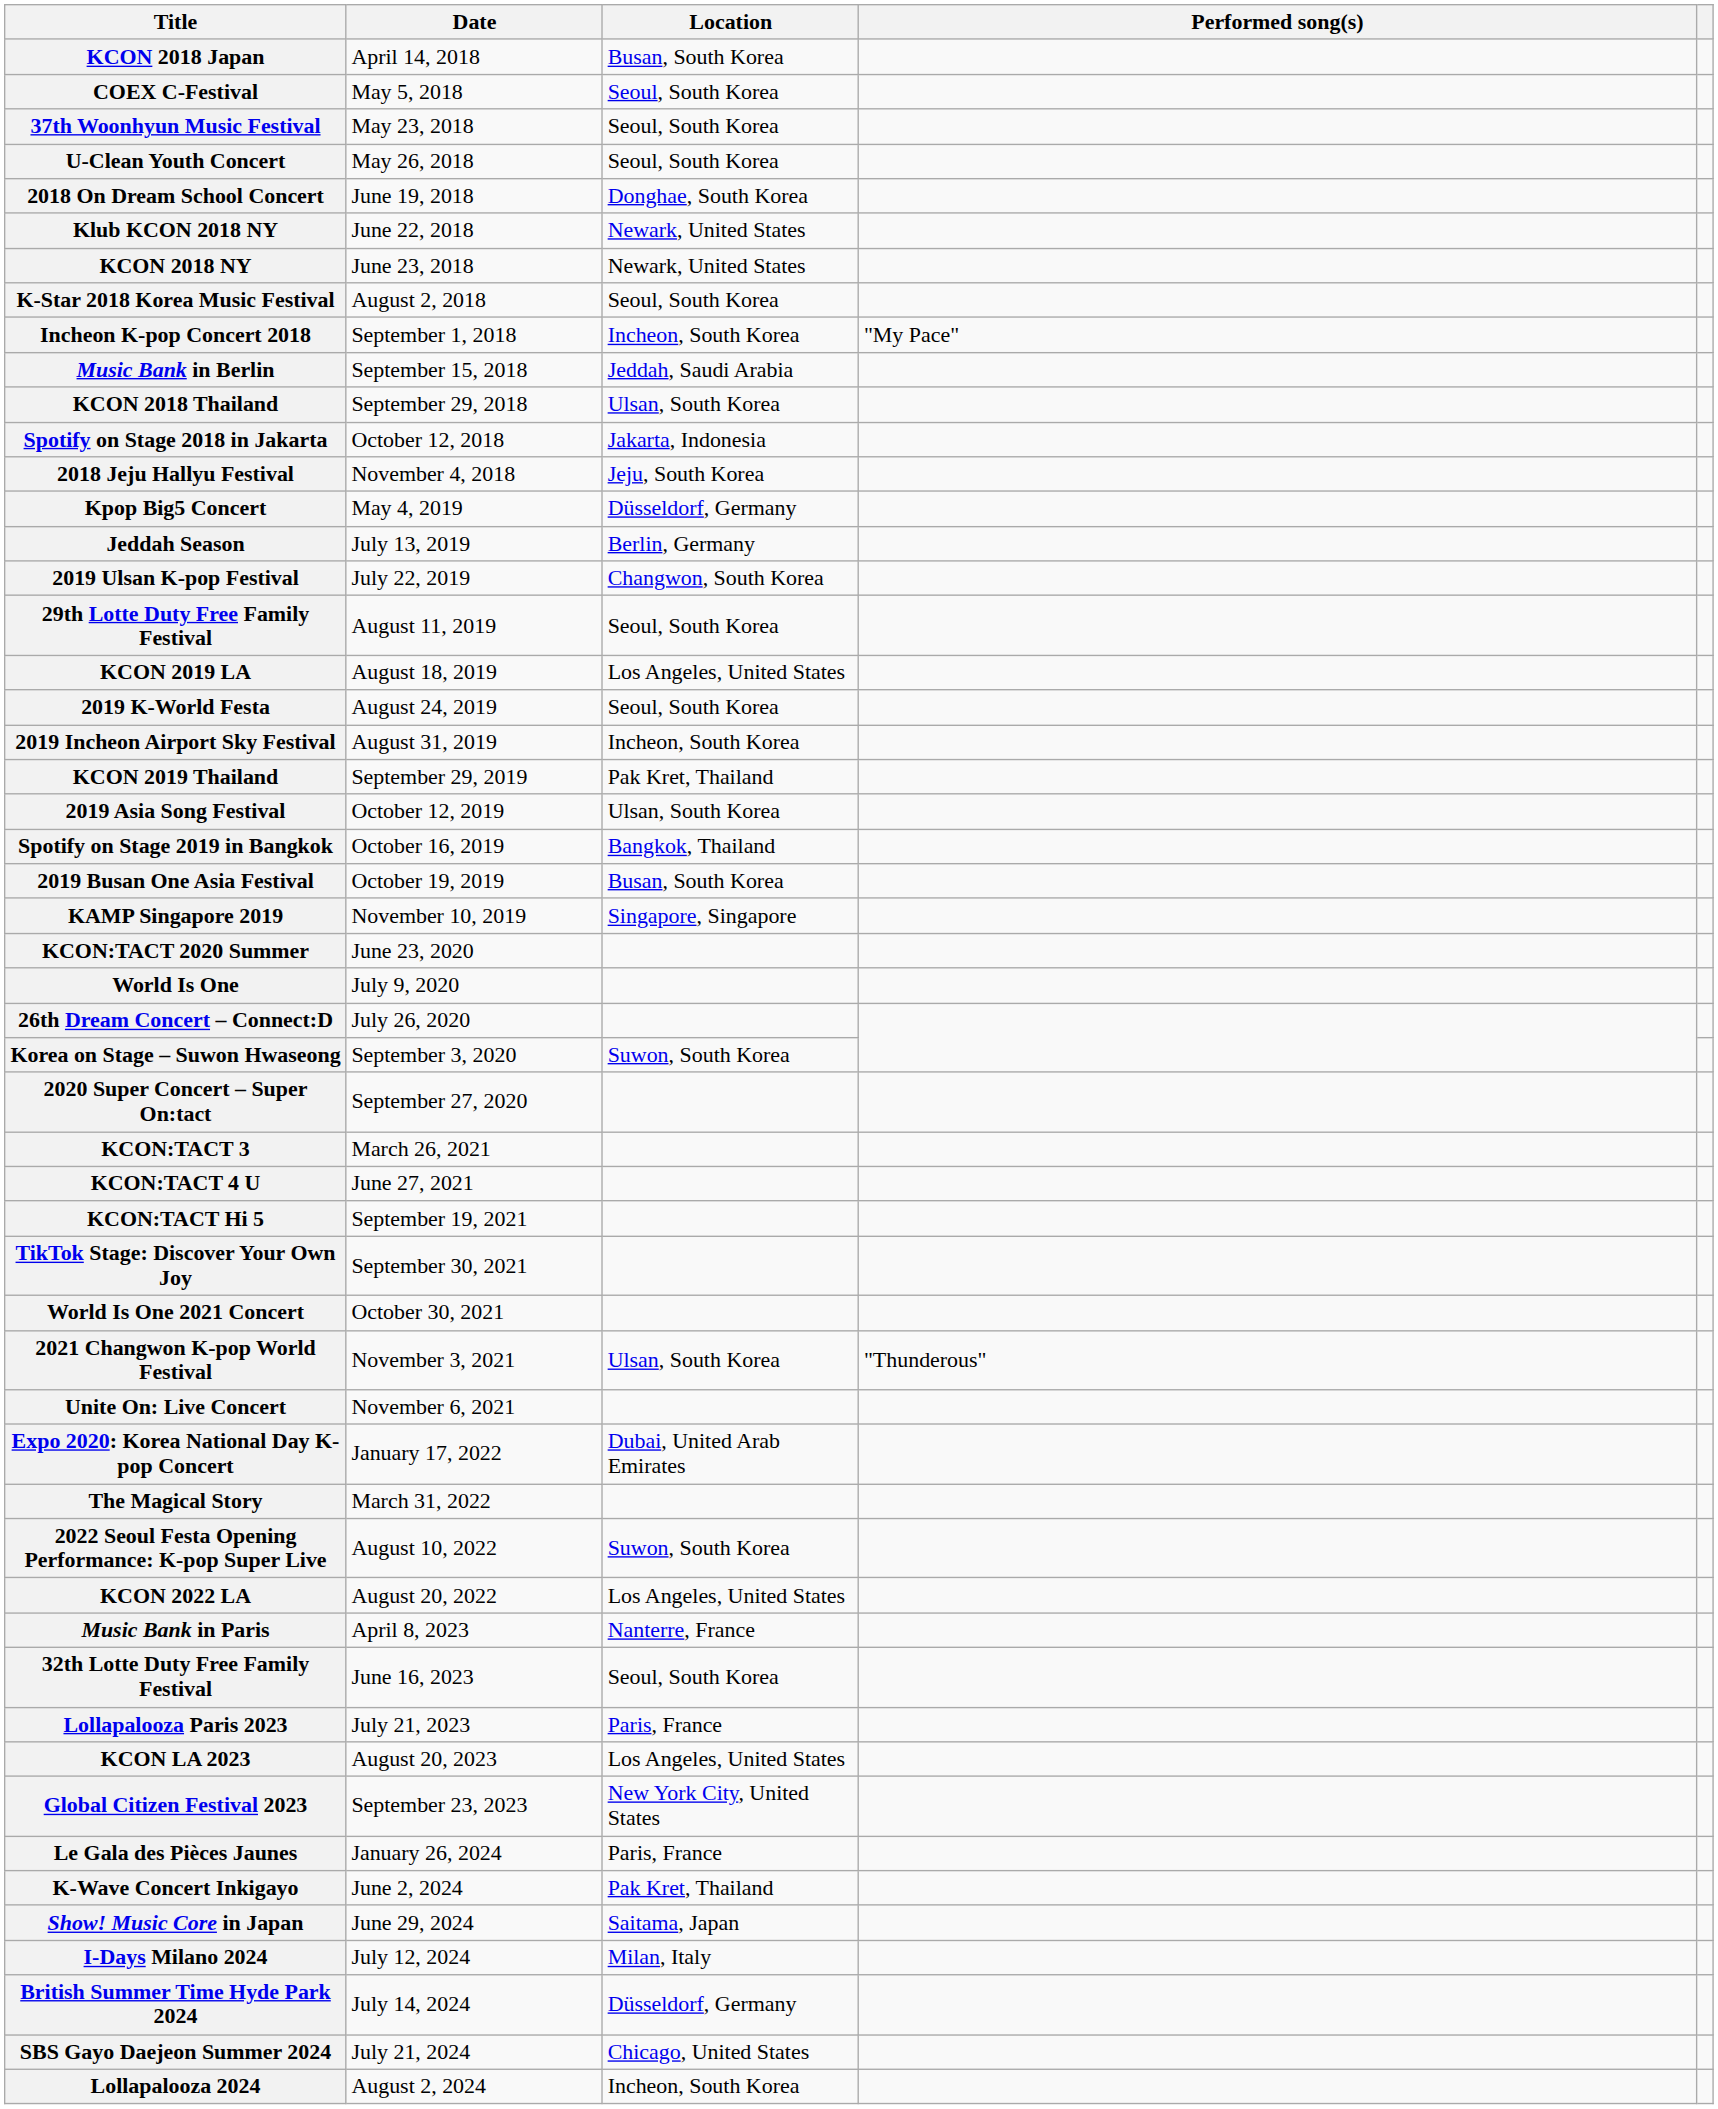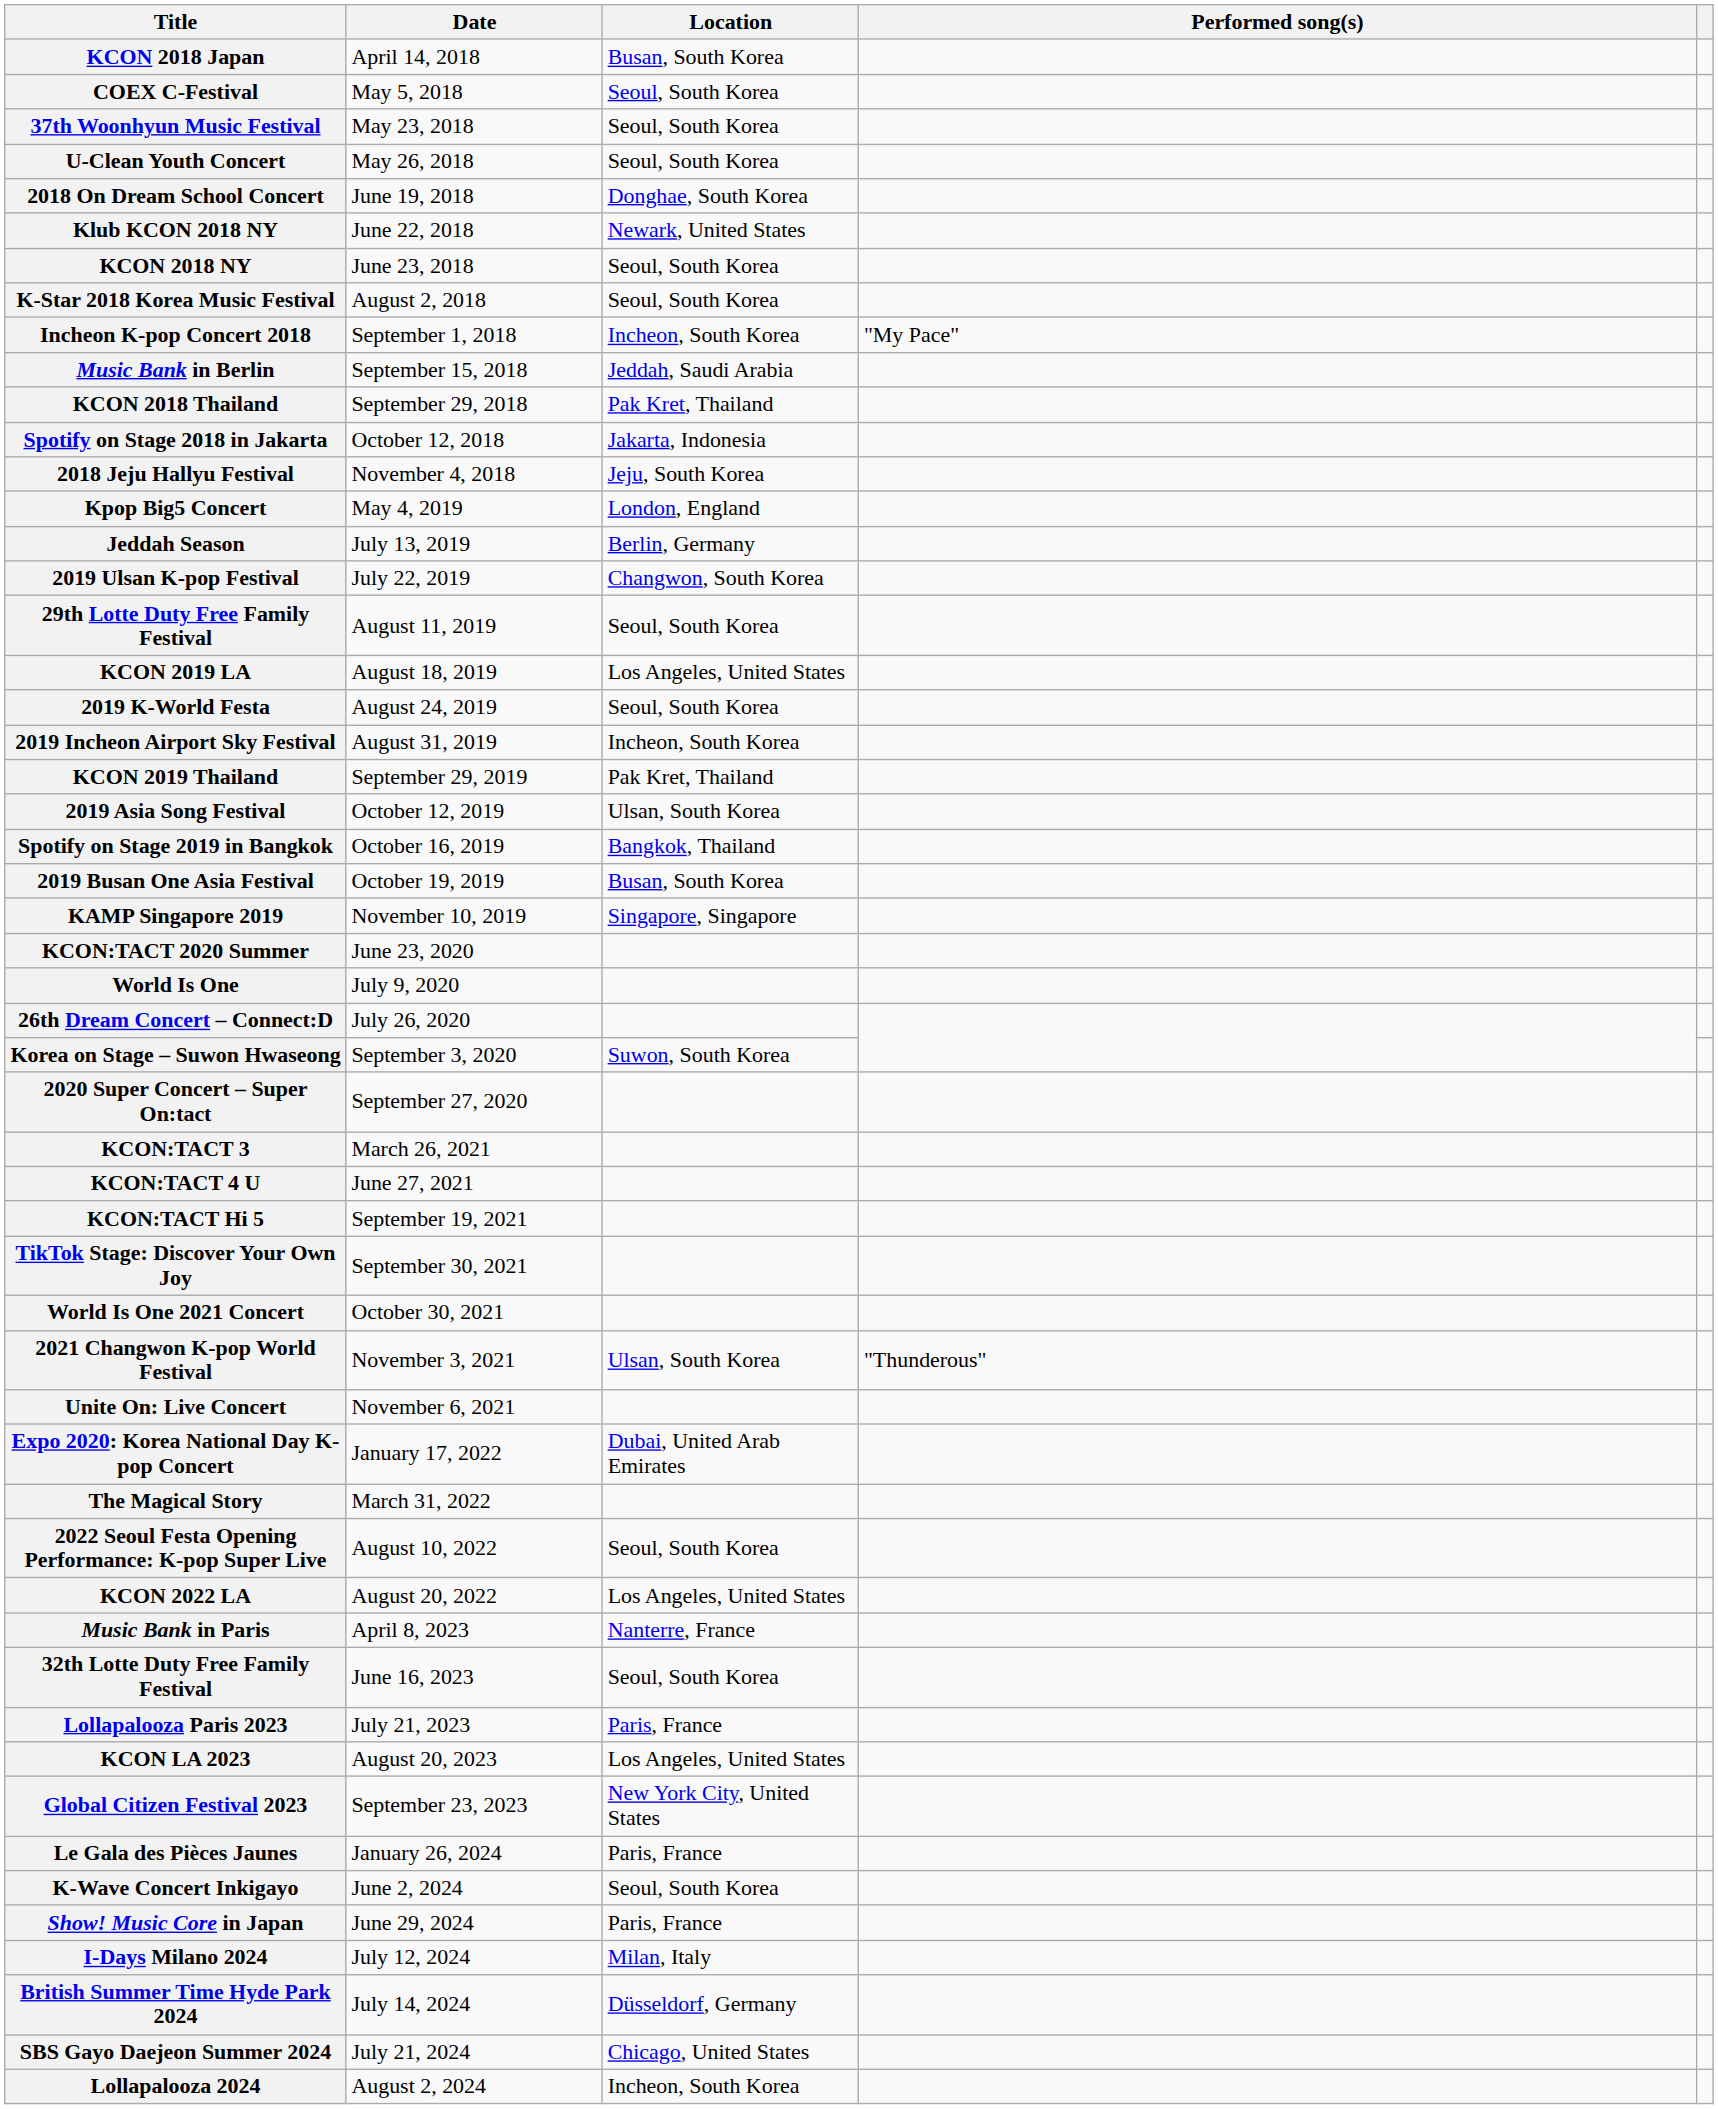(707, 265) Newark, United States -> (693, 265) Seoul, South Korea
(694, 404) Ulsan, South Korea -> (691, 404) Pak Kret, Thailand
(702, 508) Düsseldorf, Germany -> (684, 508) London, England
(699, 1548) Suwon, South Korea -> (693, 1548) Seoul, South Korea
(691, 1887) Pak Kret, Thailand -> (693, 1887) Seoul, South Korea
(673, 1922) Saitama, Japan -> (665, 1922) Paris, France
